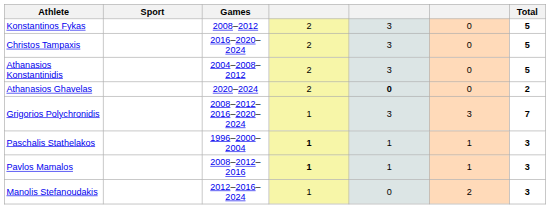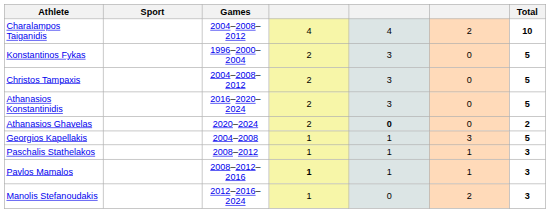+ row: (33, 31)
(235, 26) 2008–2012 -> (235, 56) 1996–2000–2004
(235, 46) 2016–2020–2024 -> (235, 80) 2004–2008–2012
(235, 70) 2004–2008–2012 -> (235, 104) 2016–2020–2024
- row: (53, 114)
+ row: (47, 138)
(235, 143) 1996–2000–2004 -> (235, 153) 2008–2012
(309, 143) bold -> (309, 153) normal
